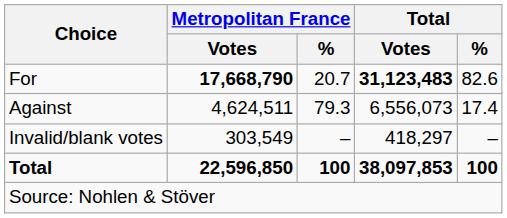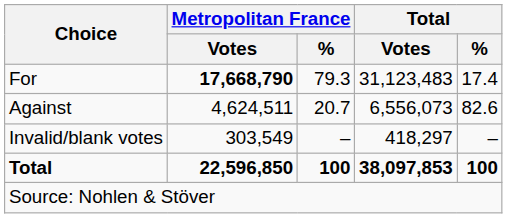(332, 78) 20.7 -> (332, 78) 79.3
(406, 78) bold -> (406, 78) normal
(480, 78) 82.6 -> (480, 78) 17.4
(332, 108) 79.3 -> (332, 108) 20.7
(480, 108) 17.4 -> (480, 108) 82.6
